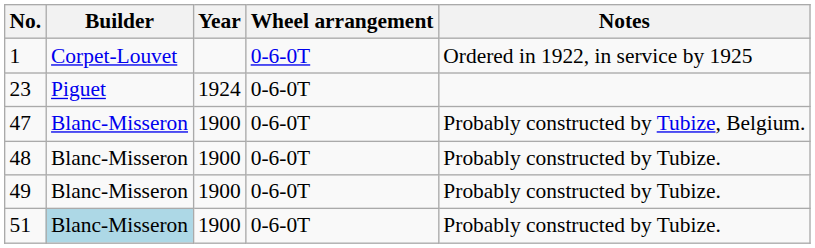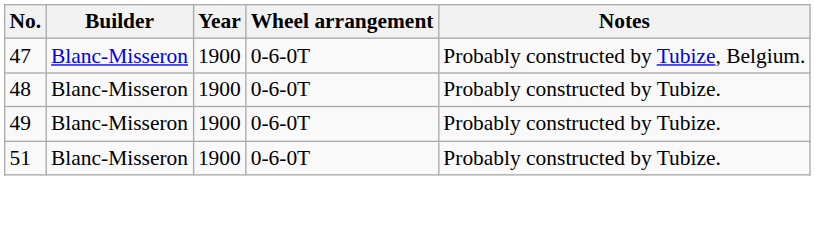- row: (15, 55)
- row: (20, 89)
(120, 225) lightblue background -> (120, 157) no background
